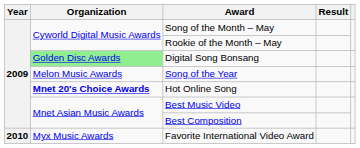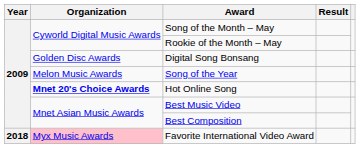(77, 58) lightgreen background -> (77, 58) no background
(17, 136) 2010 -> (17, 136) 2018
(73, 136) no background -> (73, 136) pink background
